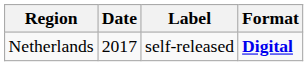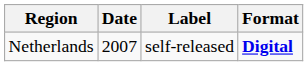(119, 46) 2017 -> (119, 46) 2007
